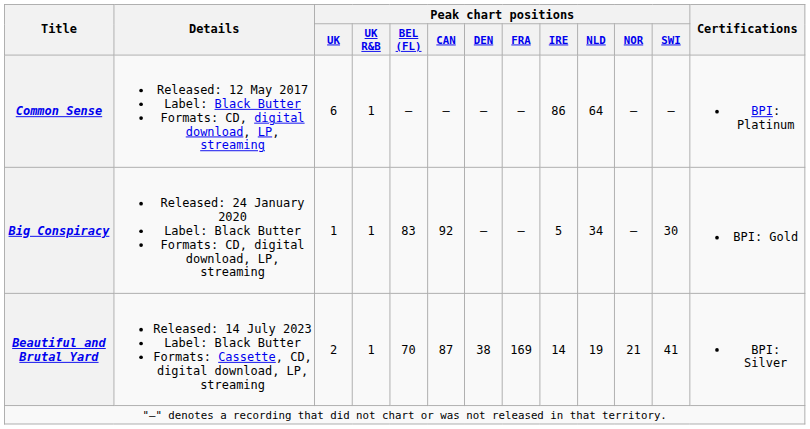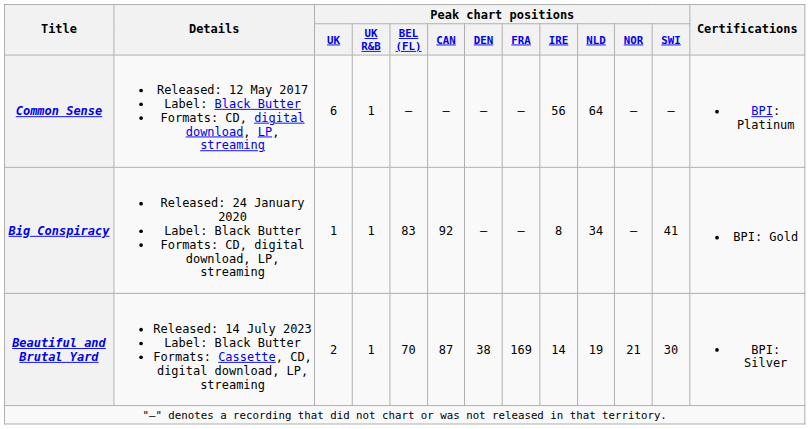(559, 111) 86 -> (559, 111) 56
(559, 230) 5 -> (559, 230) 8
(671, 230) 30 -> (671, 230) 41
(671, 350) 41 -> (671, 350) 30
